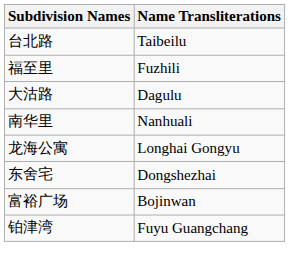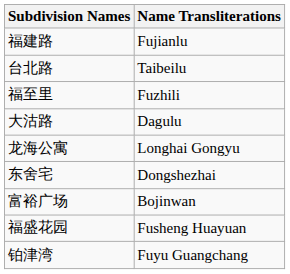+ row: (30, 41)
- row: (30, 121)
+ row: (38, 227)
